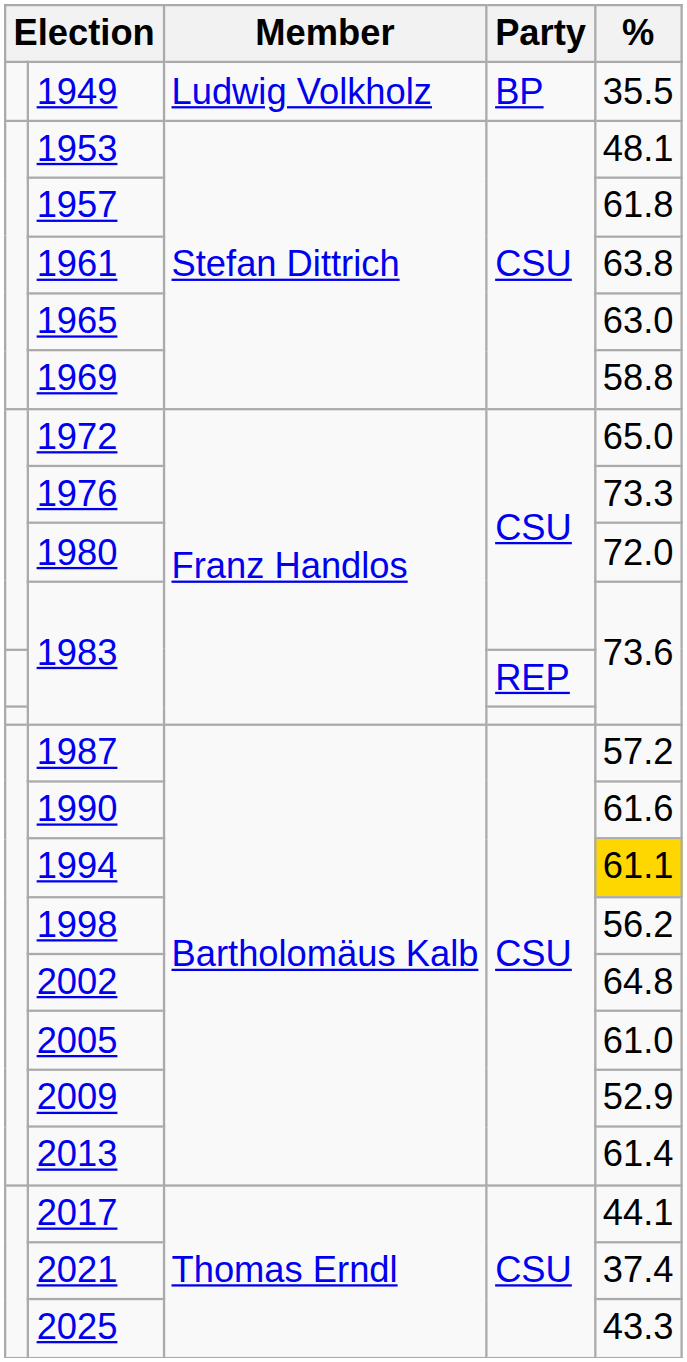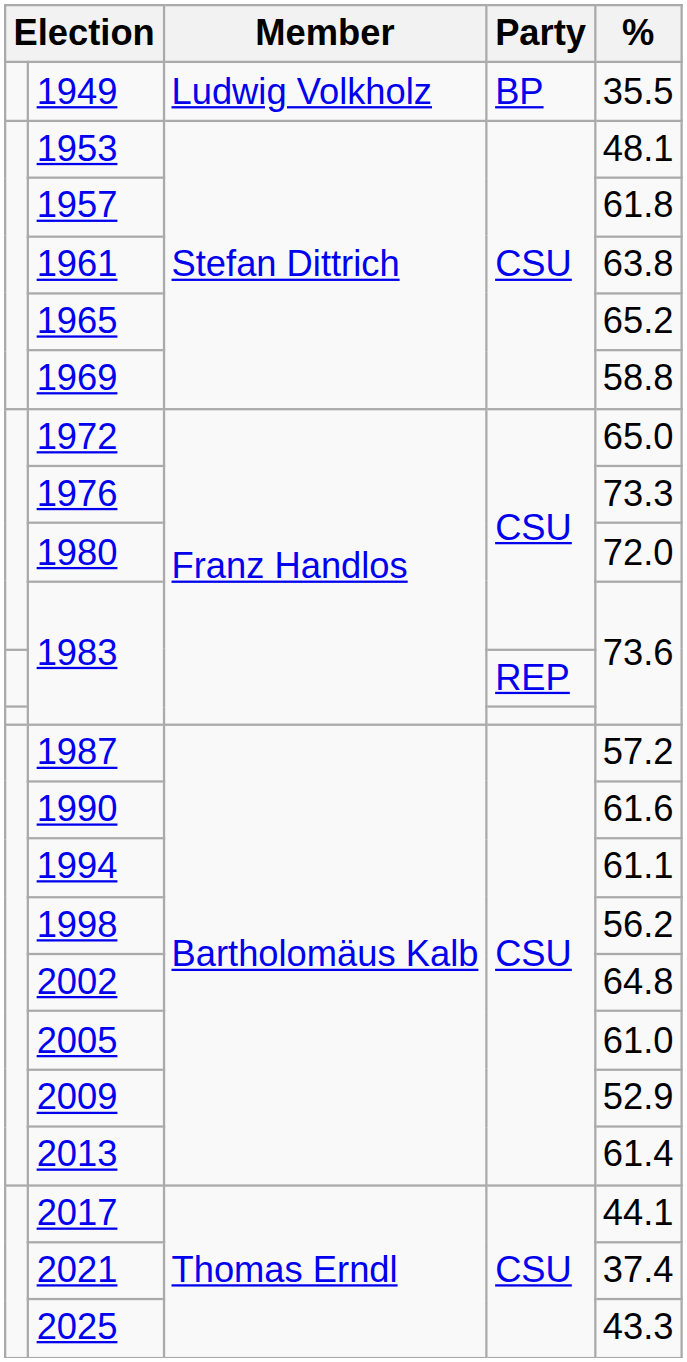(638, 321) 63.0 -> (638, 321) 65.2
(638, 866) gold background -> (638, 866) no background
